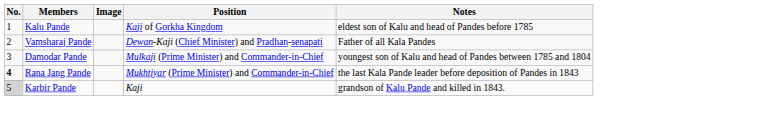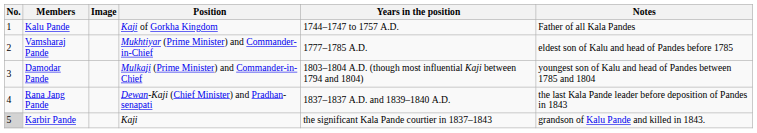+ column: (419, 12)
(436, 27) eldest son of Kalu and head of Pandes before 1785 -> (587, 27) Father of all Kala Pandes
(224, 42) Dewan-Kaji (Chief Minister) and Pradhan-senapati -> (209, 47) Mukhtiyar (Prime Minister) and Commander-in-Chief
(387, 42) Father of all Kala Pandes -> (636, 47) eldest son of Kalu and head of Pandes before 1785
(9, 73) bold -> (9, 100) normal
(230, 73) Mukhtiyar (Prime Minister) and Commander-in-Chief -> (204, 100) Dewan-Kaji (Chief Minister) and Pradhan-senapati
